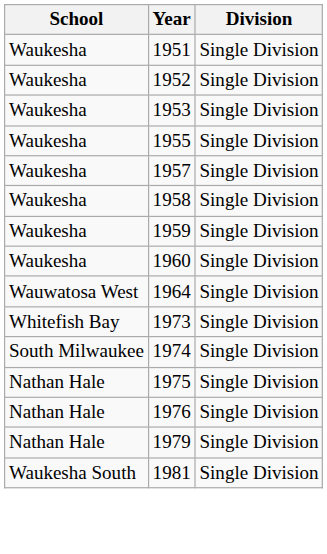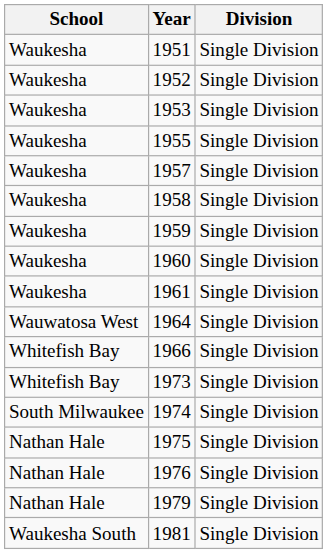+ row: (172, 291)
+ row: (172, 351)
